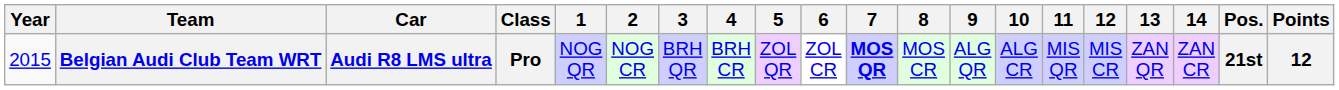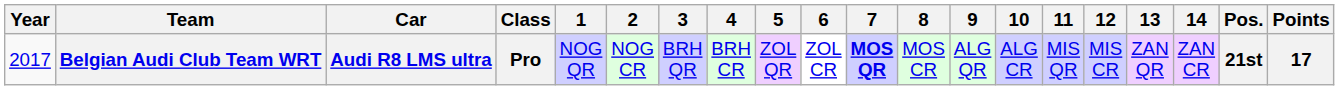(30, 59) 2015 -> (30, 59) 2017
(1301, 59) 12 -> (1301, 59) 17
